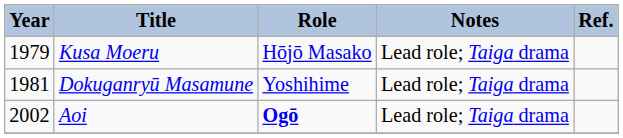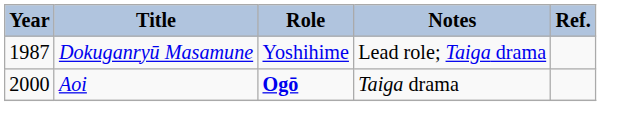- row: (109, 52)
(29, 84) 1981 -> (29, 52) 1987
(29, 116) 2002 -> (29, 84) 2000
(475, 116) Lead role; Taiga drama -> (409, 84) Taiga drama
